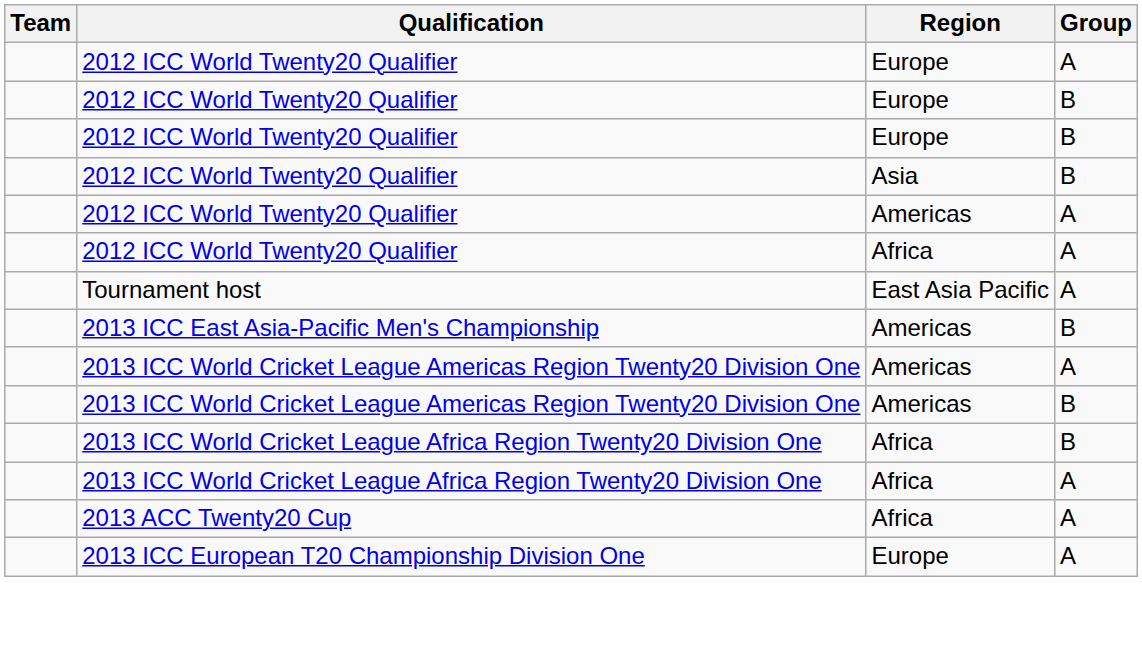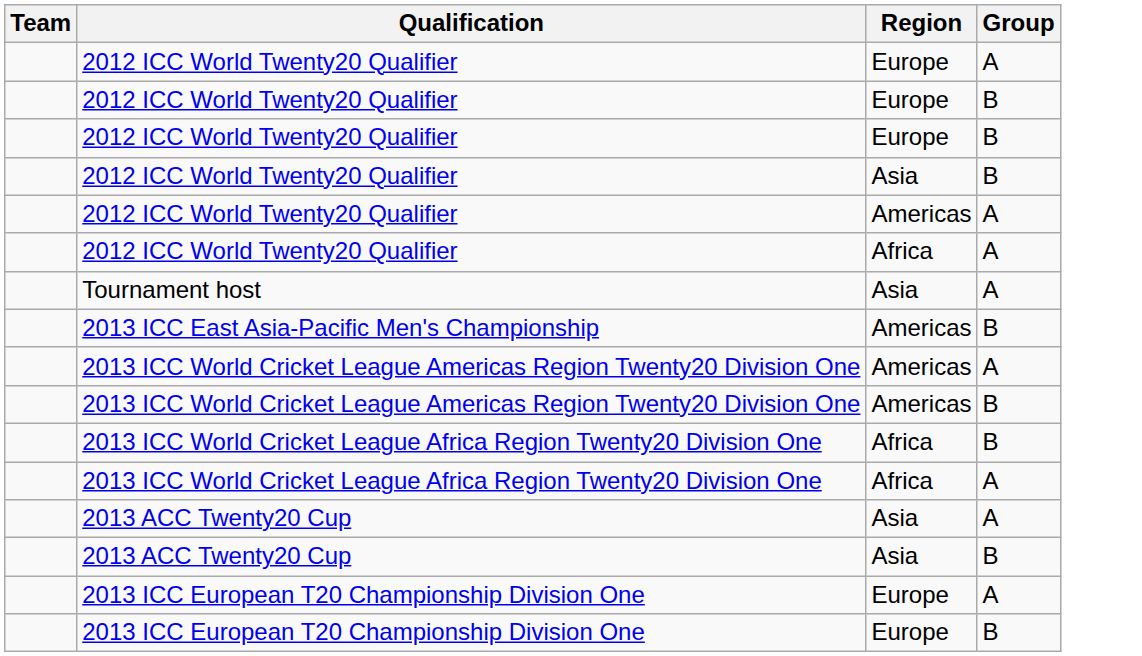(960, 289) East Asia Pacific -> (895, 289) Asia
(902, 518) Africa -> (895, 518) Asia
+ row: (217, 556)
+ row: (364, 632)
